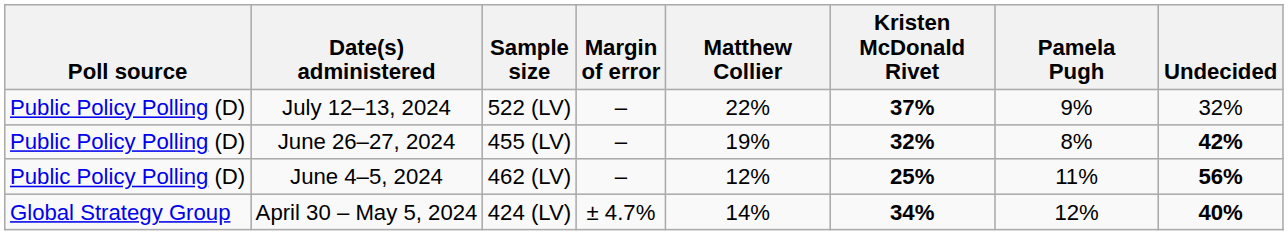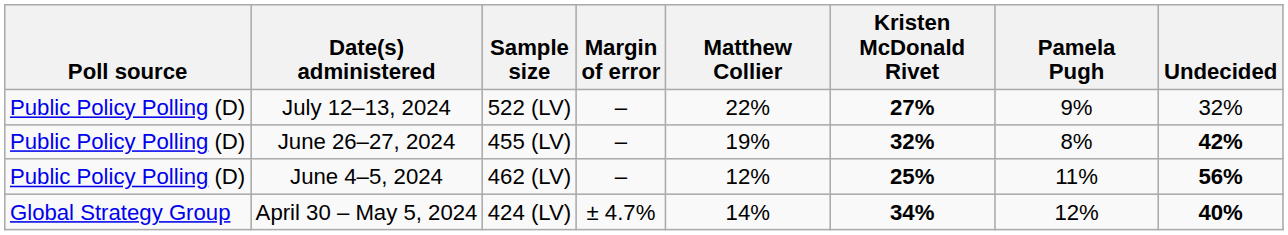(912, 107) 37% -> (912, 107) 27%
